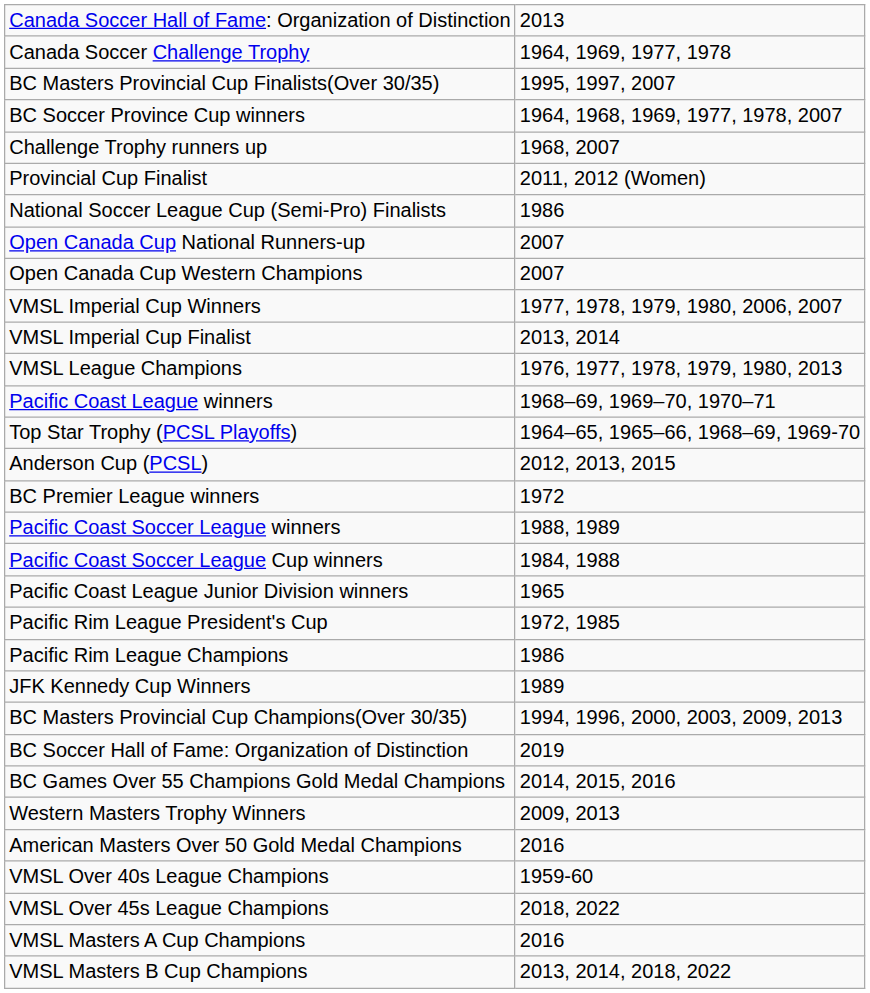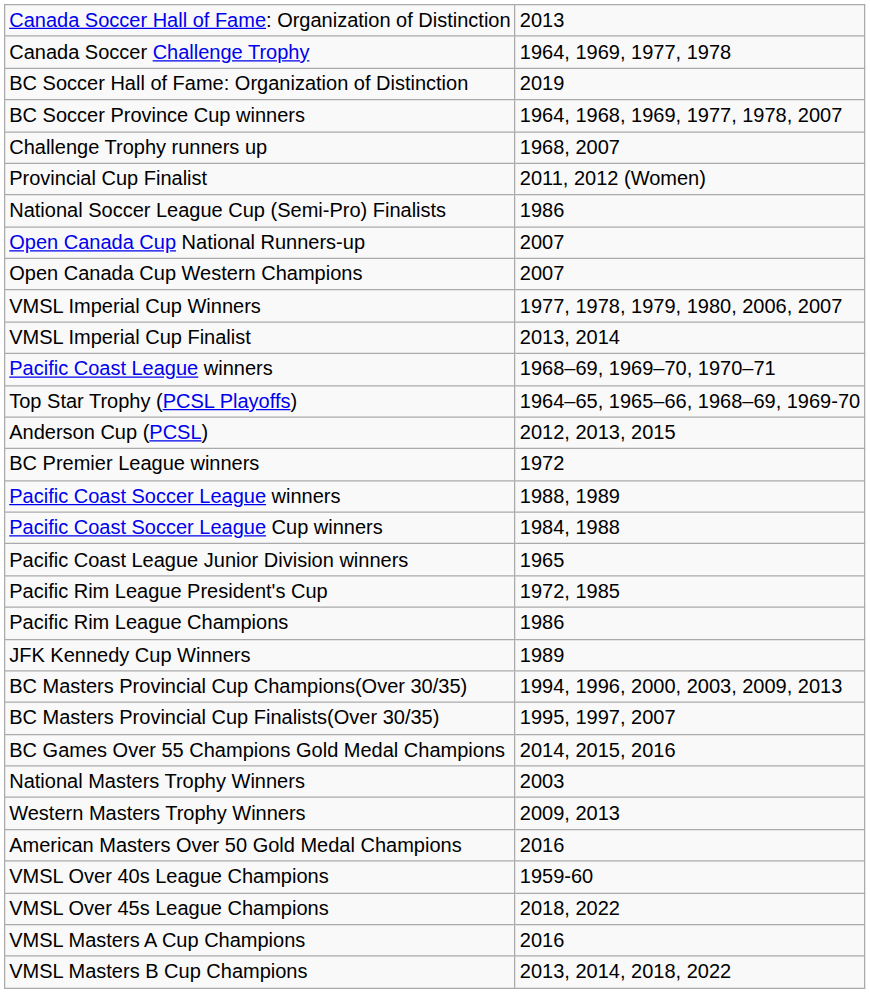rows swapped: (239, 749) <-> (224, 83)
- row: (126, 369)
+ row: (157, 781)
